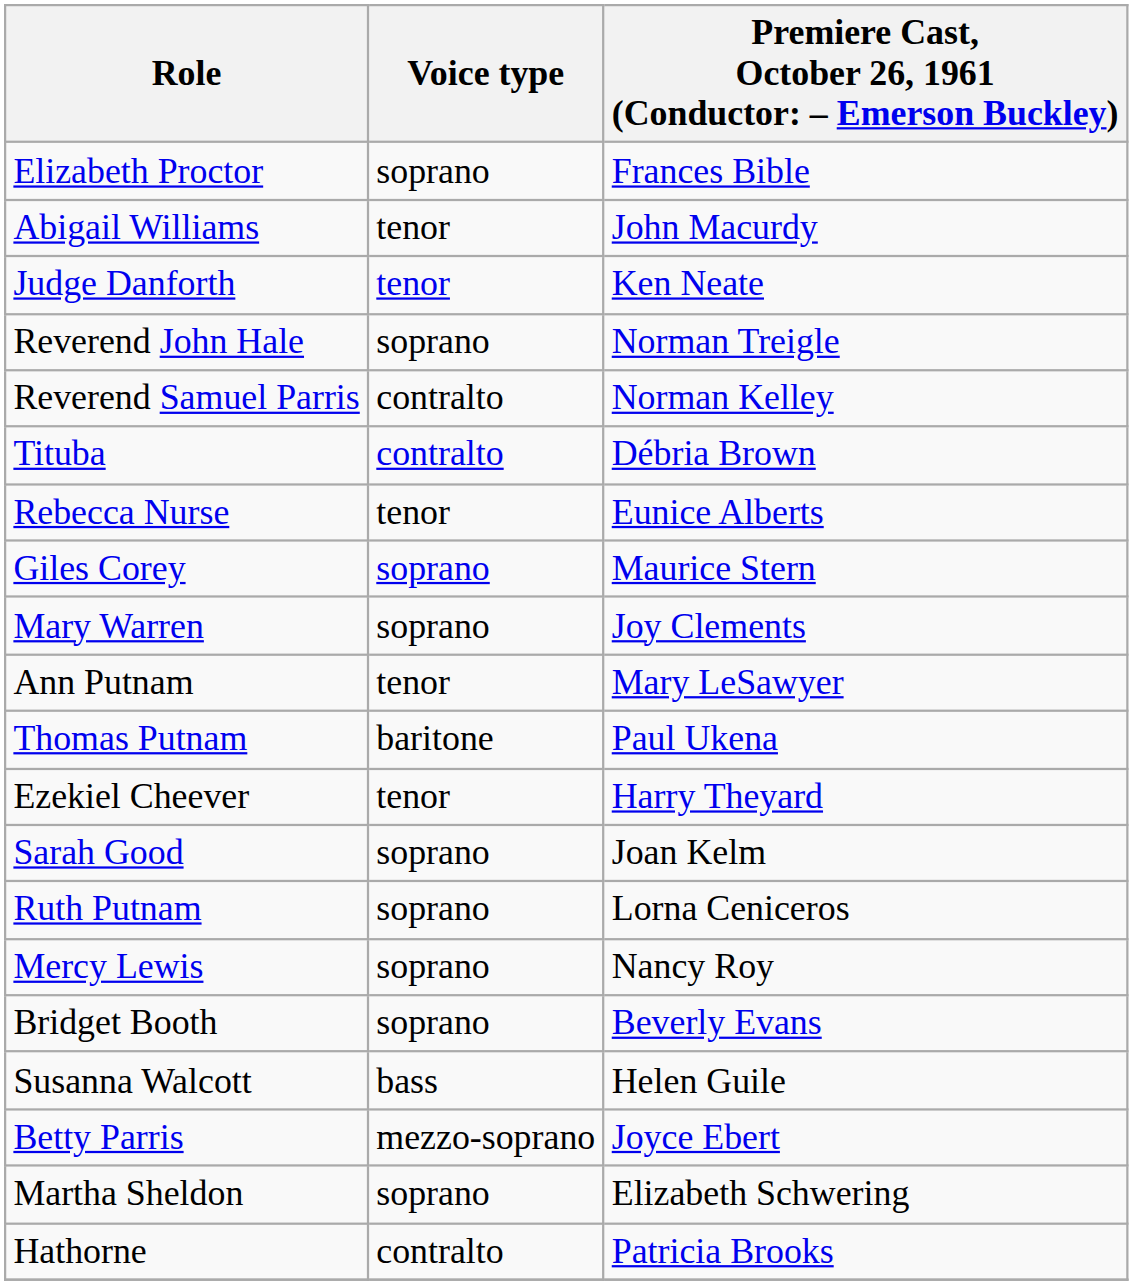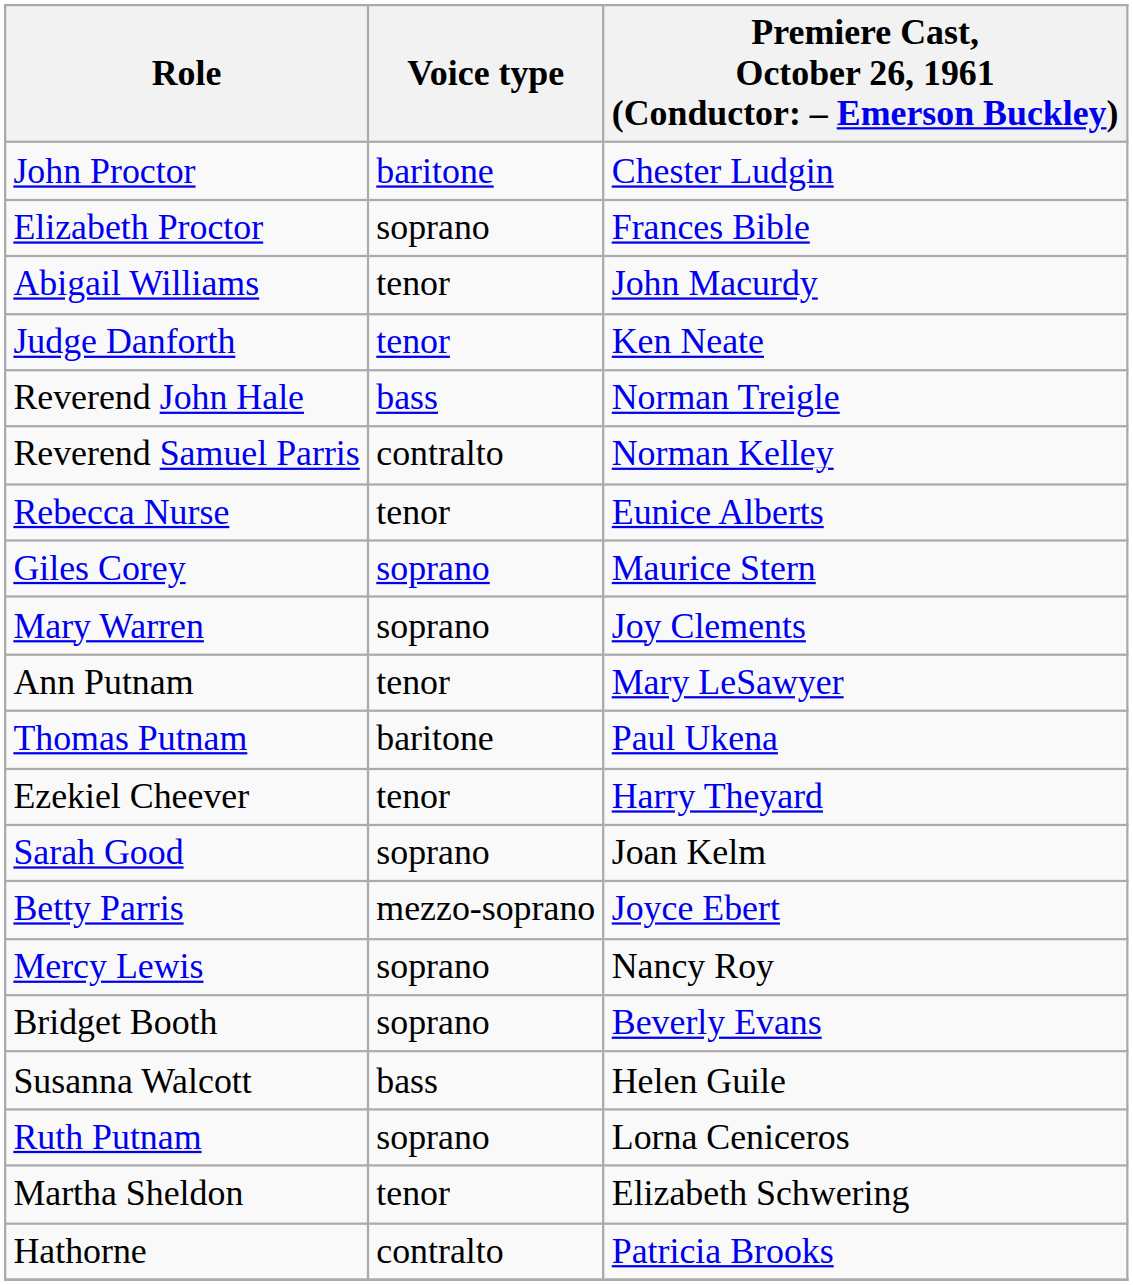+ row: (104, 170)
(433, 340) soprano -> (407, 397) bass
- row: (60, 454)
rows swapped: (98, 1136) <-> (107, 909)
(433, 1193) soprano -> (413, 1193) tenor
